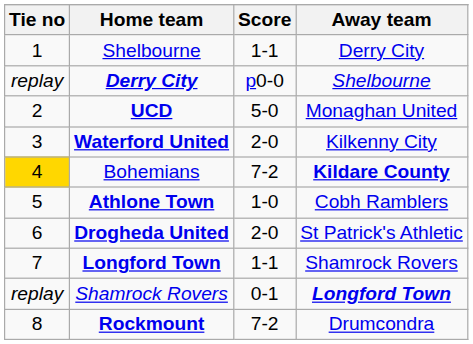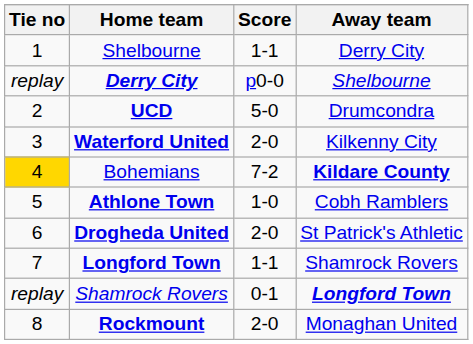(381, 111) Monaghan United -> (381, 111) Drumcondra
(265, 324) 7-2 -> (265, 324) 2-0
(381, 324) Drumcondra -> (381, 324) Monaghan United
